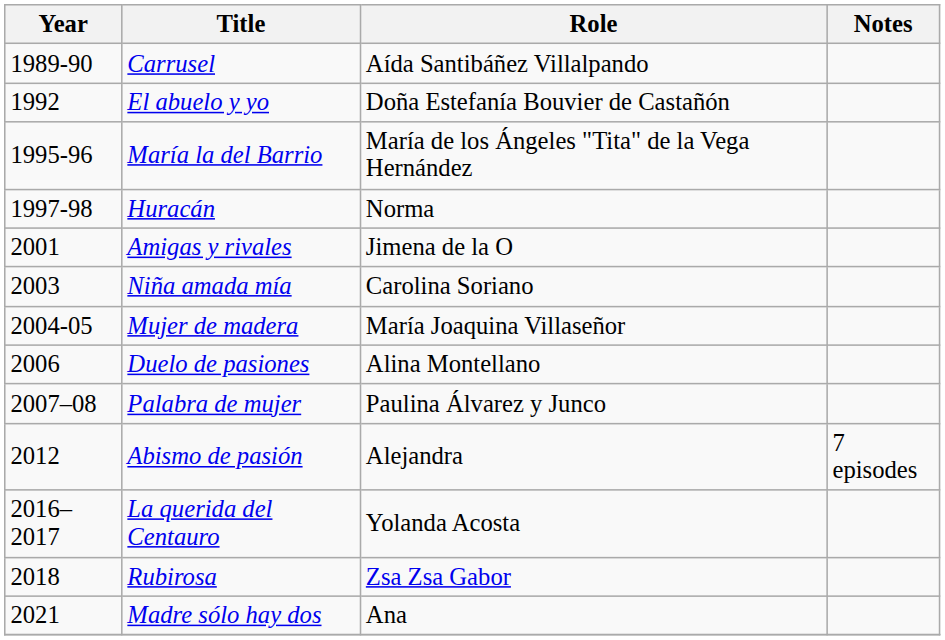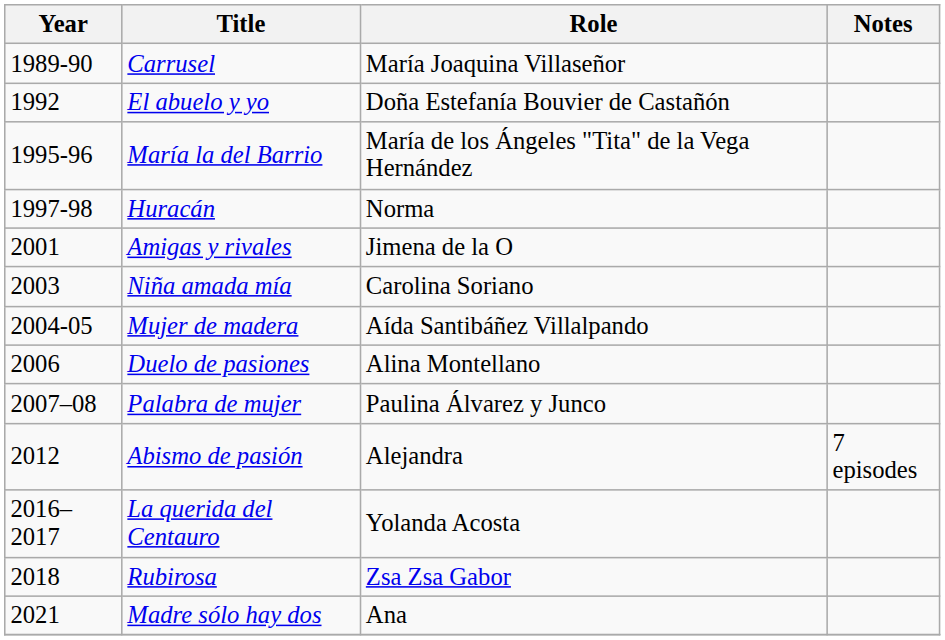(507, 63) Aída Santibáñez Villalpando -> (496, 63) María Joaquina Villaseñor
(496, 325) María Joaquina Villaseñor -> (507, 325) Aída Santibáñez Villalpando
